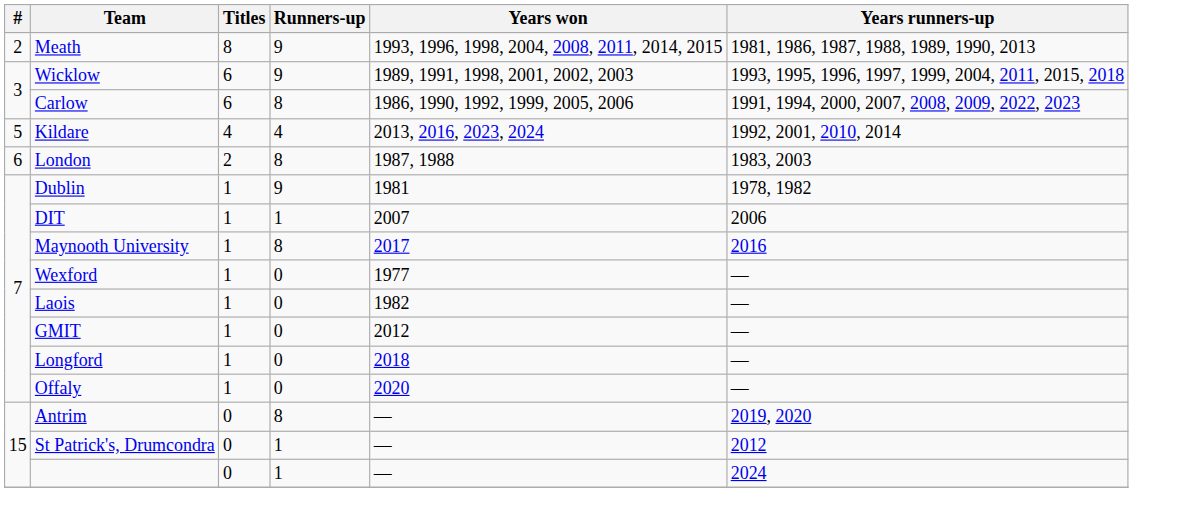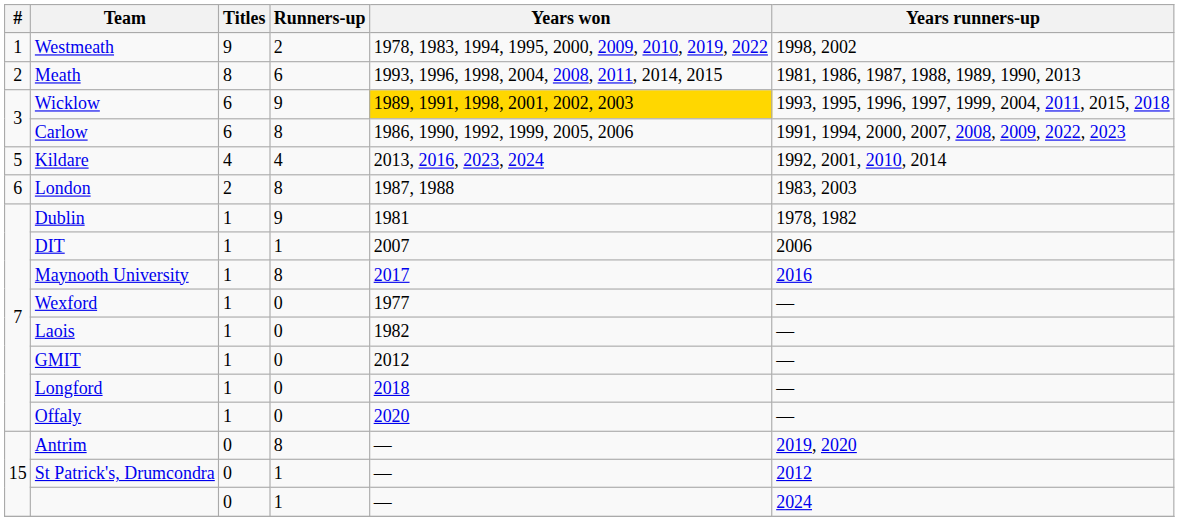+ row: (18, 47)
(278, 47) 9 -> (278, 75) 6
(504, 75) no background -> (504, 103) gold background
